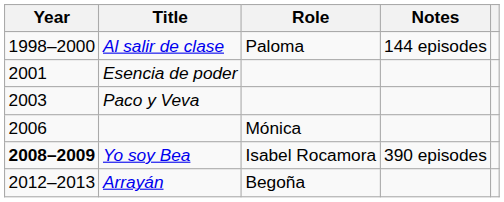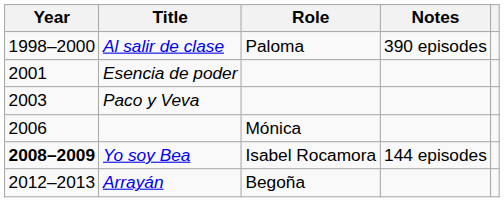(435, 45) 144 episodes -> (435, 45) 390 episodes
(435, 155) 390 episodes -> (435, 155) 144 episodes
